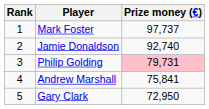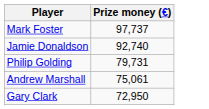- column: (20, 12)
(163, 63) pink background -> (132, 63) no background
(163, 79) 75,841 -> (132, 79) 75,061
